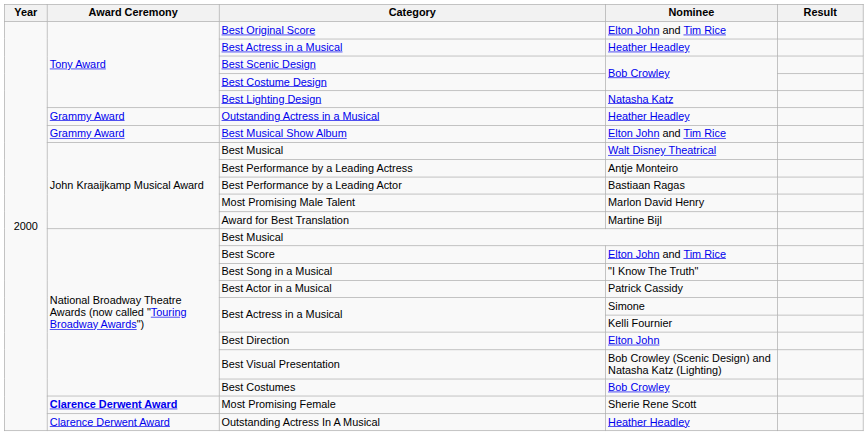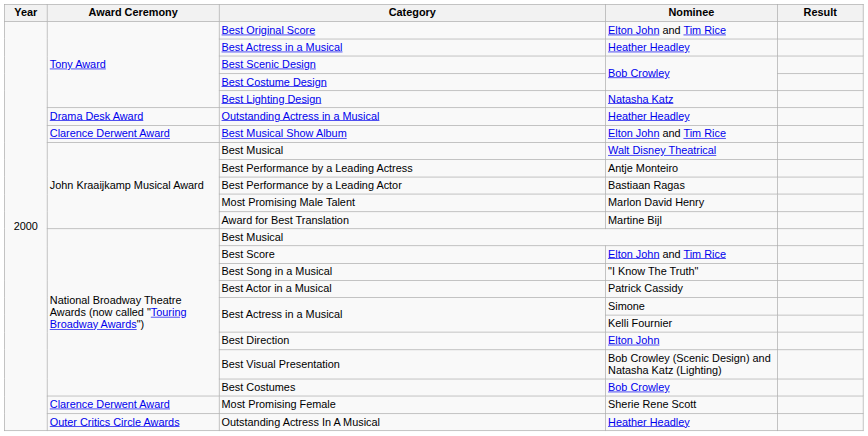(87, 116) Grammy Award -> (97, 116) Drama Desk Award
(87, 133) Grammy Award -> (110, 133) Clarence Derwent Award
(114, 404) bold -> (110, 404) normal
(110, 422) Clarence Derwent Award -> (115, 422) Outer Critics Circle Awards
